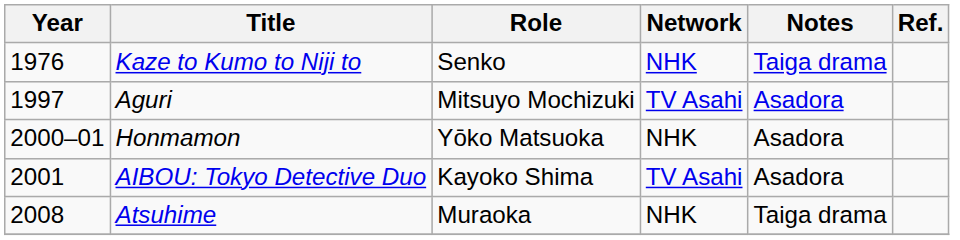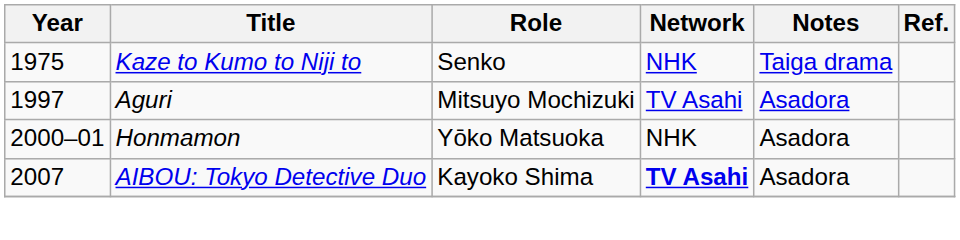(37, 61) 1976 -> (37, 61) 1975
(37, 176) 2001 -> (37, 176) 2007
(694, 176) normal -> (697, 176) bold
- row: (166, 215)
